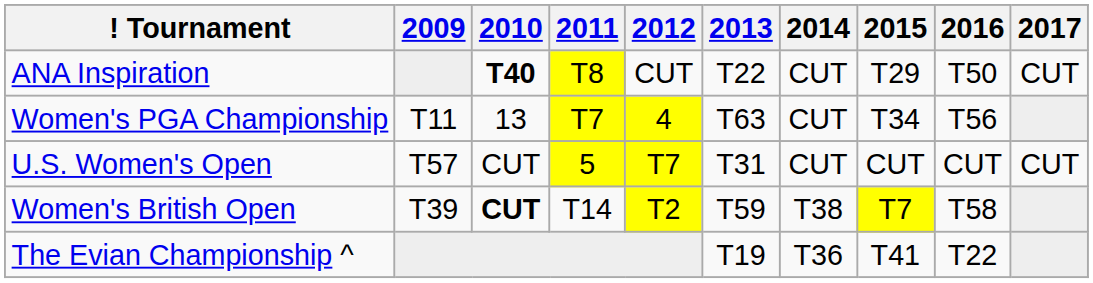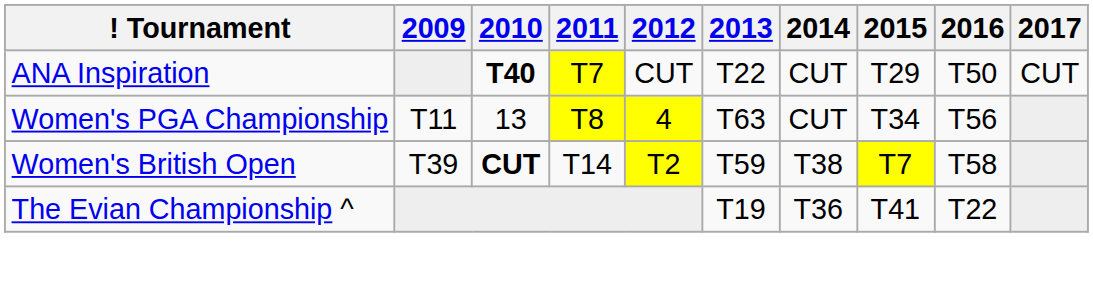(587, 73) T8 -> (587, 73) T7
(587, 119) T7 -> (587, 119) T8
- row: (142, 164)
